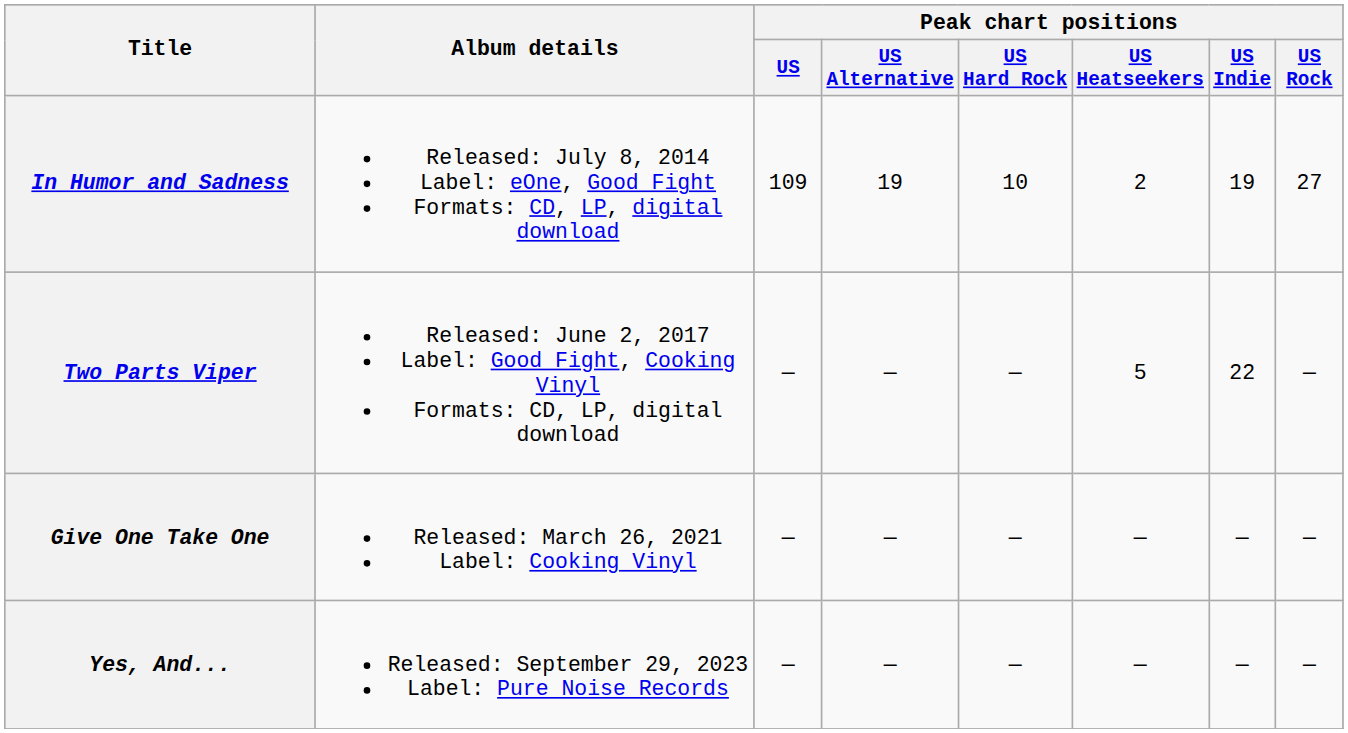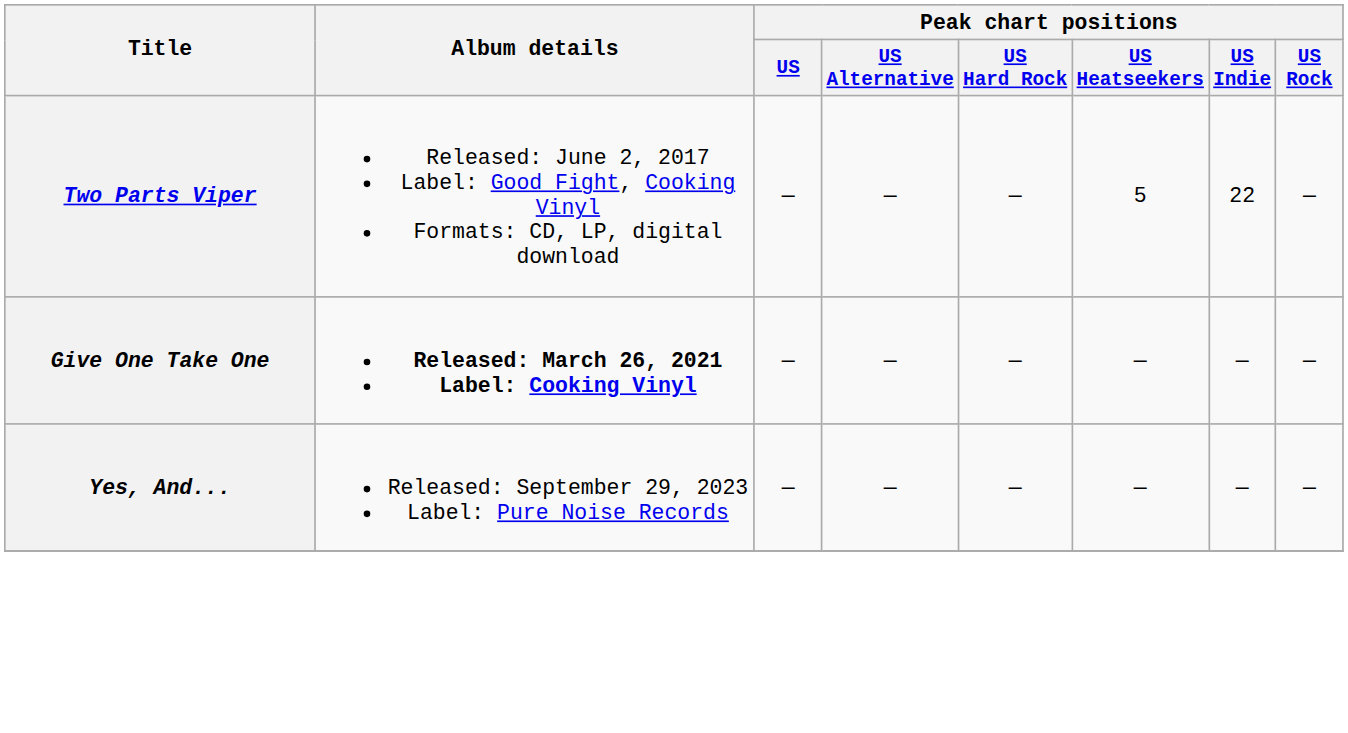- row: (160, 184)
(535, 550) normal -> (535, 373) bold
